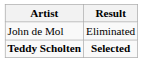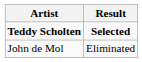rows swapped: (44, 48) <-> (36, 31)
